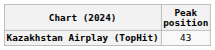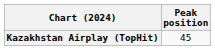(186, 38) 43 -> (186, 38) 45
